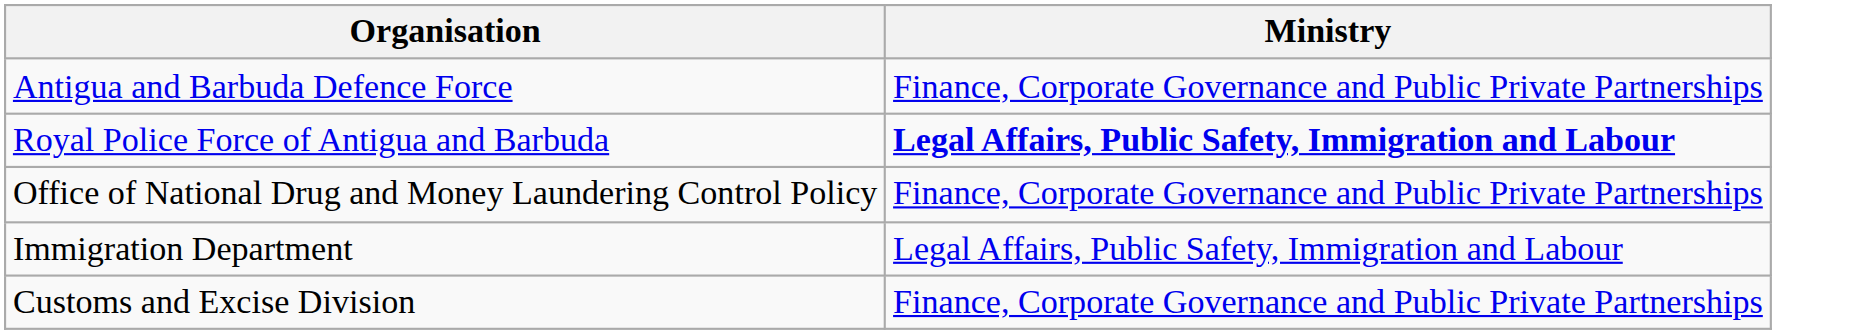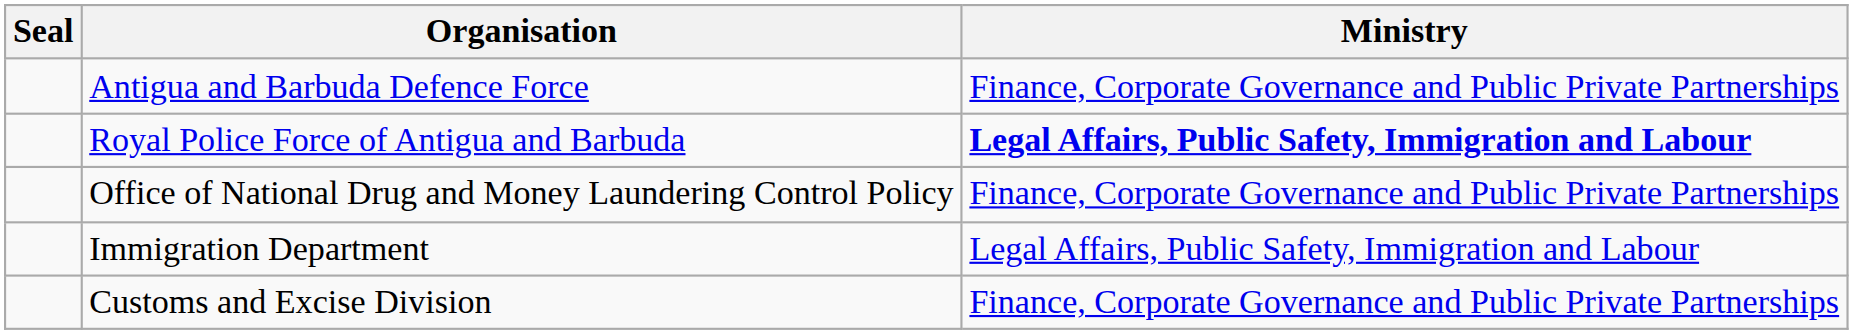+ column: (43, 31)
